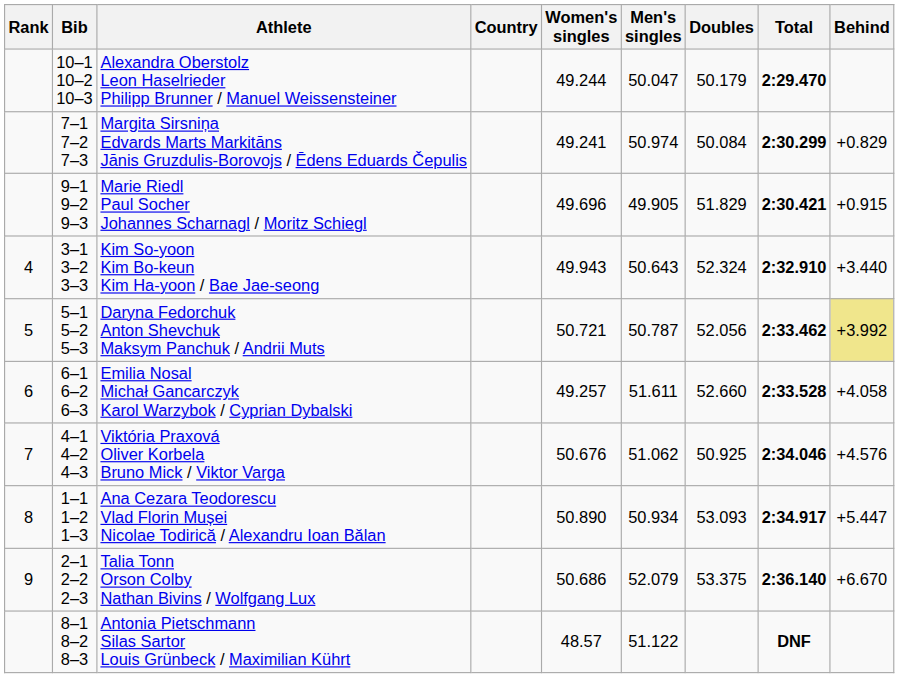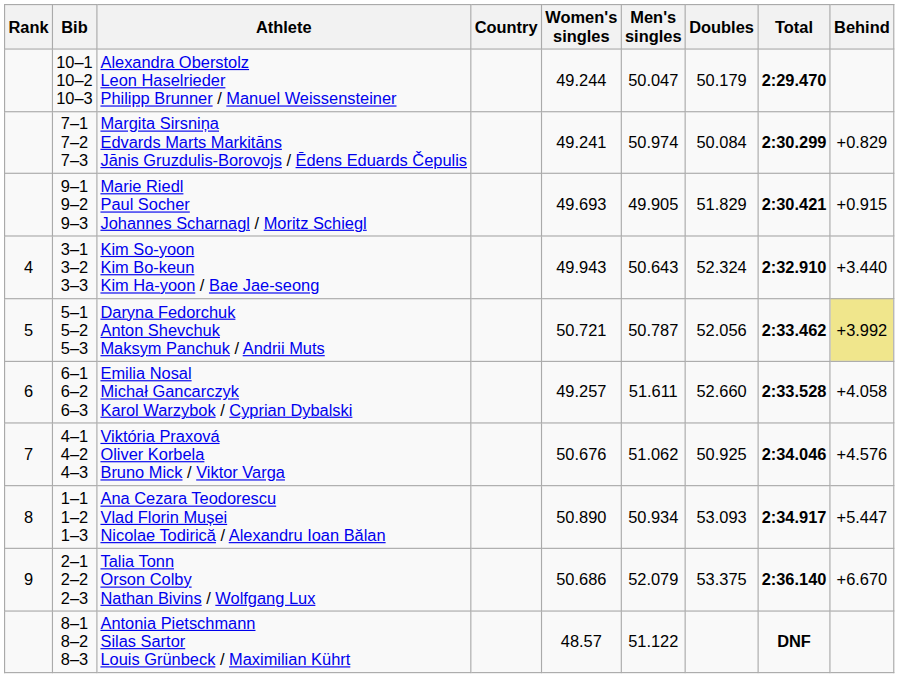(581, 205) 49.696 -> (581, 205) 49.693
